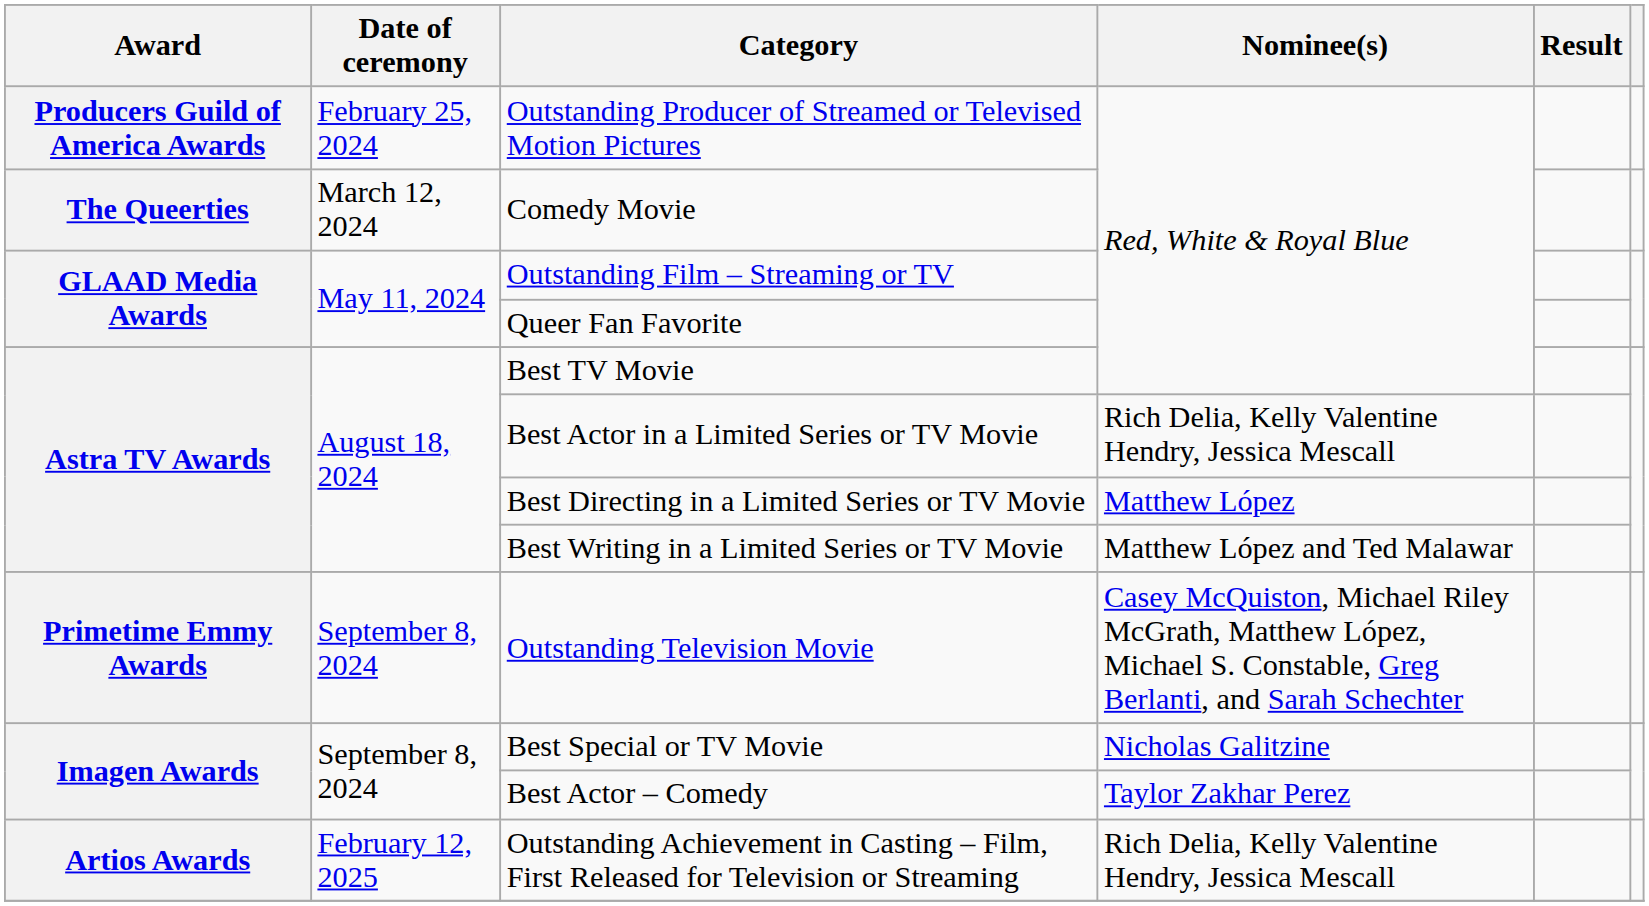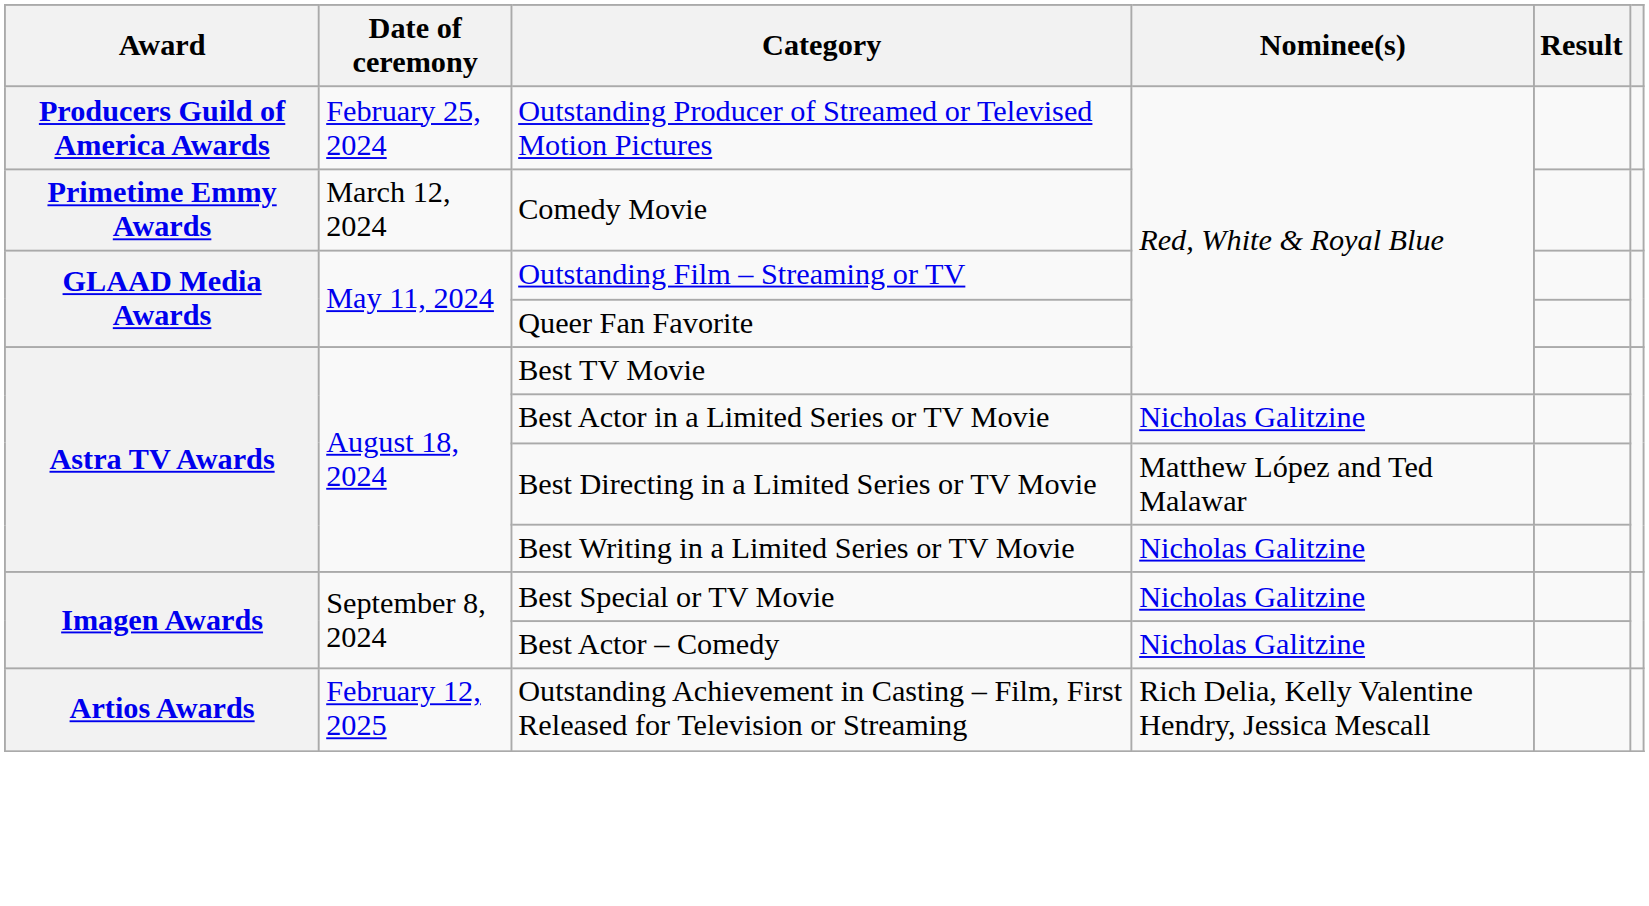(158, 209) The Queerties -> (162, 209) Primetime Emmy Awards
(1271, 435) Rich Delia, Kelly Valentine Hendry, Jessica Mescall -> (1252, 418) Nicholas Galitzine
(1199, 500) Matthew López -> (1286, 483) Matthew López and Ted Malawar
(1308, 548) Matthew López and Ted Malawar -> (1252, 548) Nicholas Galitzine
- row: (690, 647)
(1227, 794) Taylor Zakhar Perez -> (1252, 644) Nicholas Galitzine
